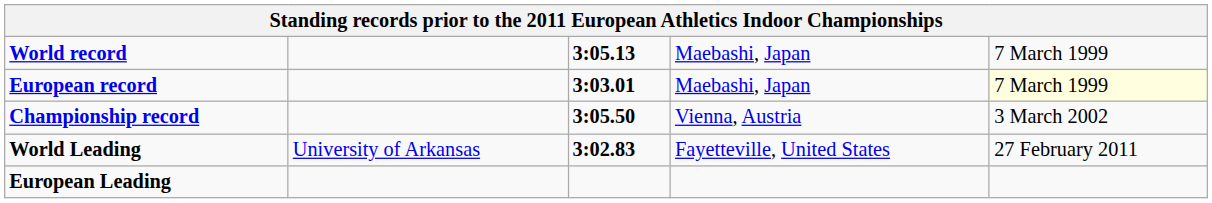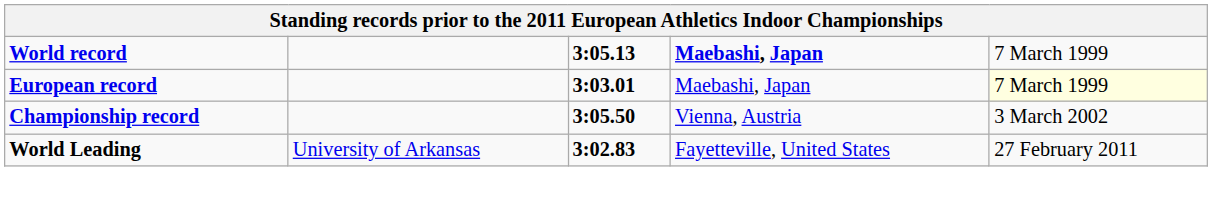(743, 52) normal -> (749, 52) bold
- row: (90, 181)
